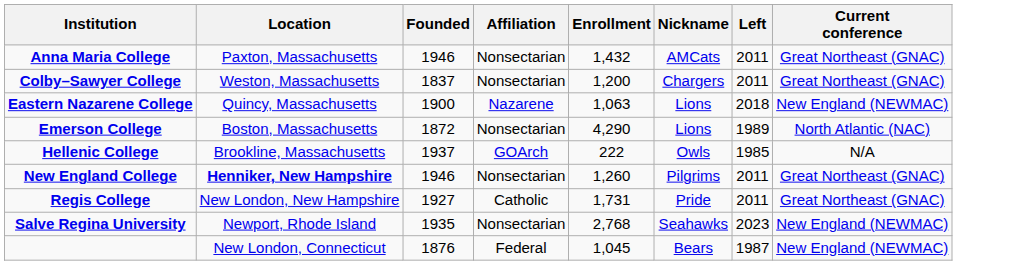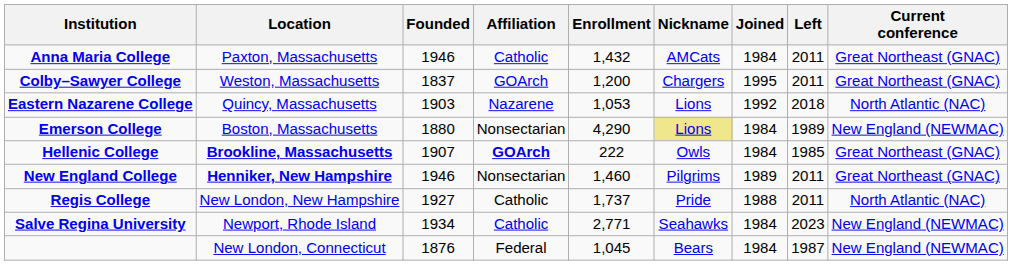+ column: (760, 24)
(521, 57) Nonsectarian -> (521, 57) Catholic
(521, 81) Nonsectarian -> (521, 81) GOArch
(438, 104) 1900 -> (438, 104) 1903
(612, 104) 1,063 -> (612, 104) 1,053
(862, 104) New England (NEWMAC) -> (918, 104) North Atlantic (NAC)
(438, 128) 1872 -> (438, 128) 1880
(693, 128) no background -> (693, 128) khaki background
(862, 128) North Atlantic (NAC) -> (918, 128) New England (NEWMAC)
(299, 152) normal -> (299, 152) bold
(438, 152) 1937 -> (438, 152) 1907
(521, 152) normal -> (521, 152) bold
(862, 152) N/A -> (918, 152) Great Northeast (GNAC)
(612, 176) 1,260 -> (612, 176) 1,460
(612, 200) 1,731 -> (612, 200) 1,737
(862, 200) Great Northeast (GNAC) -> (918, 200) North Atlantic (NAC)
(438, 224) 1935 -> (438, 224) 1934
(521, 224) Nonsectarian -> (521, 224) Catholic
(612, 224) 2,768 -> (612, 224) 2,771
